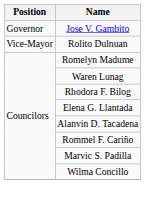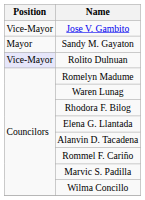(25, 28) Governor -> (30, 28) Vice-Mayor
+ row: (98, 44)
(30, 44) no background -> (30, 60) lavender background
